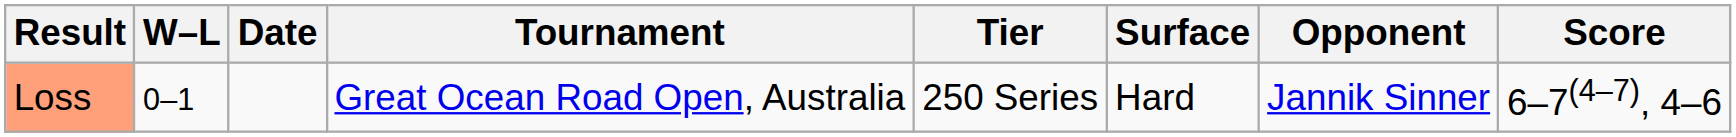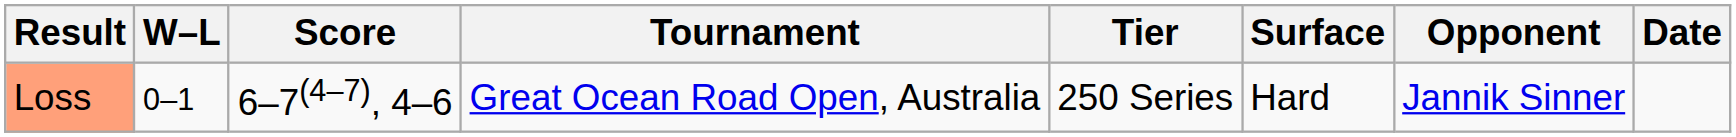columns swapped: (278, 33) <-> (1614, 33)
